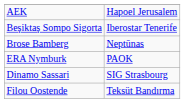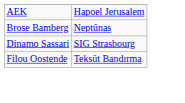- row: (54, 28)
- row: (36, 59)
